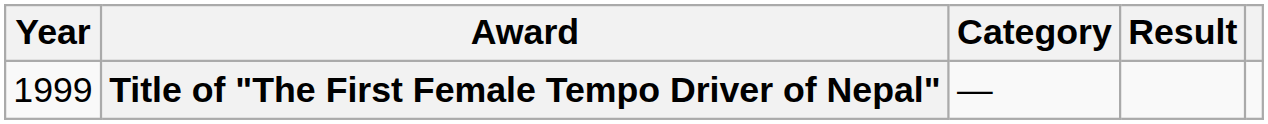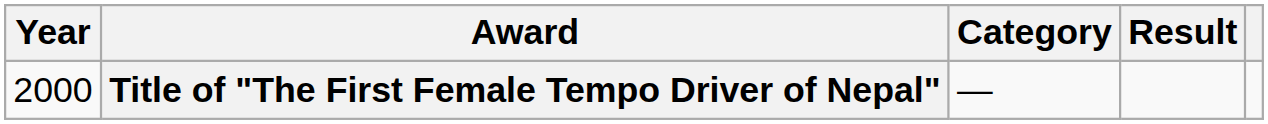(53, 89) 1999 -> (53, 89) 2000
